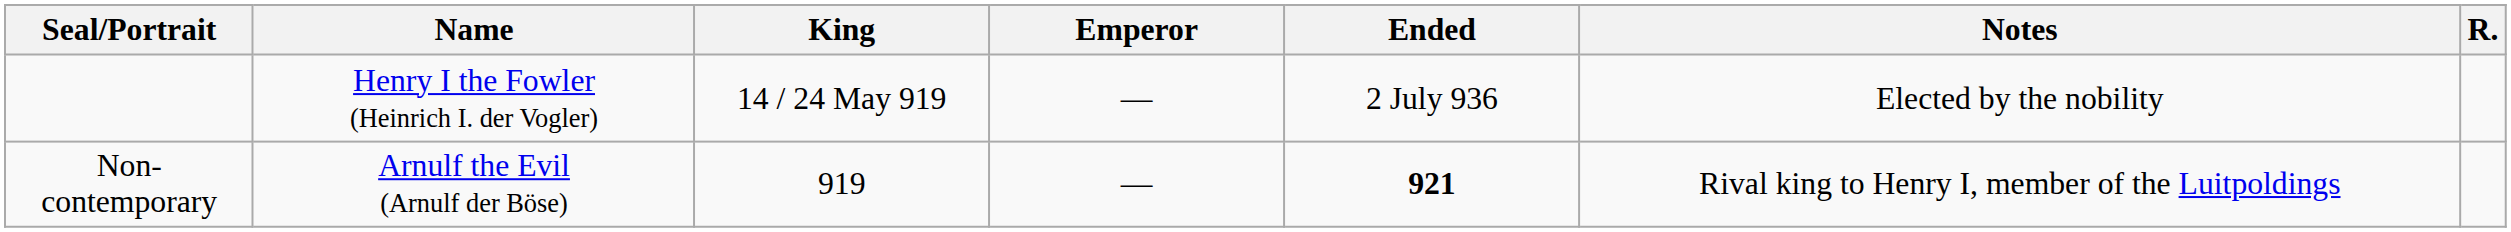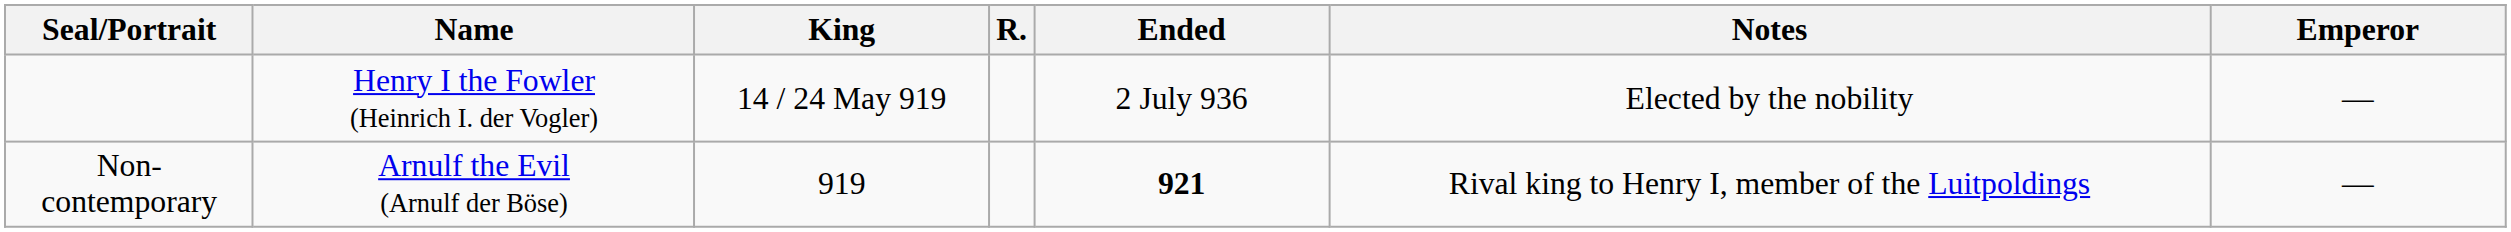columns swapped: (1137, 29) <-> (2483, 29)
